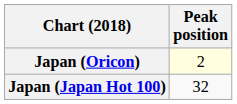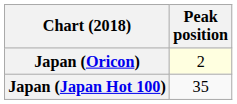(201, 86) 32 -> (201, 86) 35
